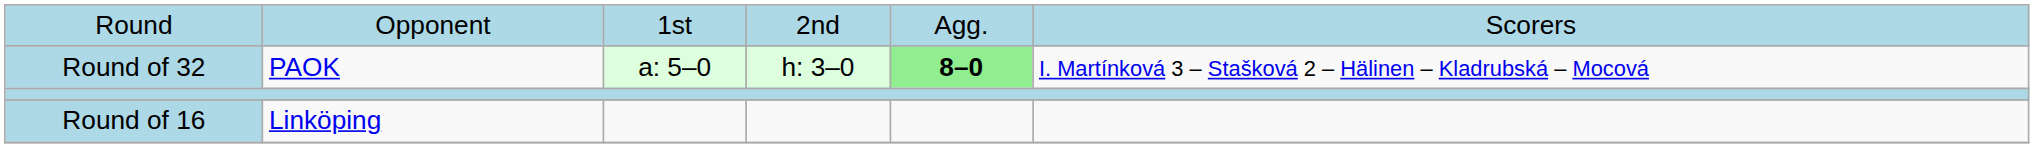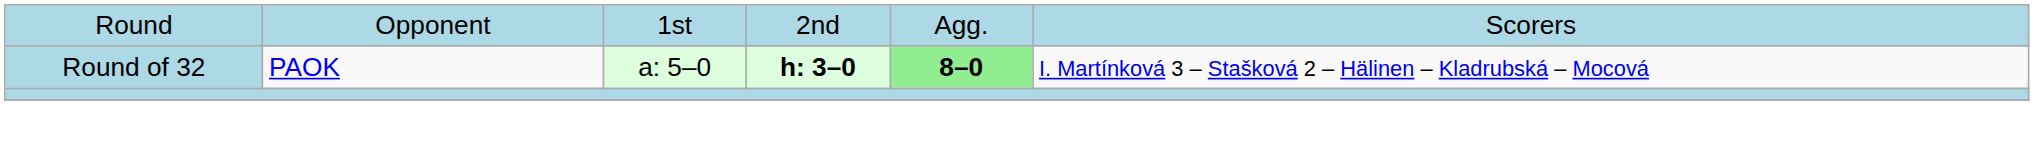(818, 66) normal -> (818, 66) bold
- row: (134, 120)
